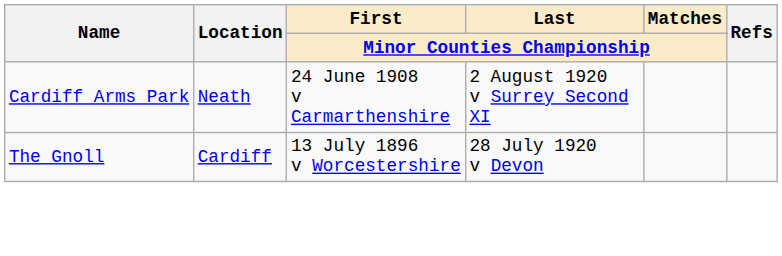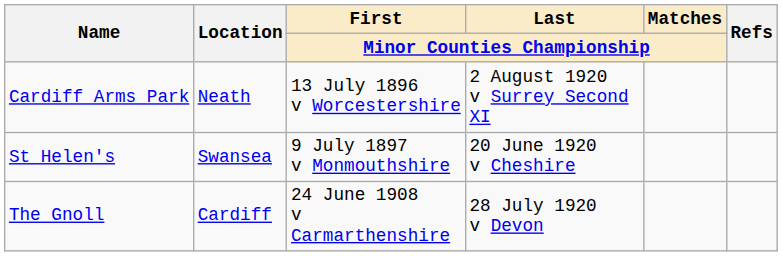(371, 97) 24 June 1908 v Carmarthenshire -> (376, 97) 13 July 1896 v Worcestershire
+ row: (62, 157)
(376, 157) 13 July 1896 v Worcestershire -> (371, 216) 24 June 1908 v Carmarthenshire
